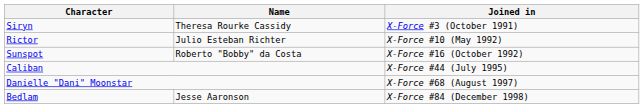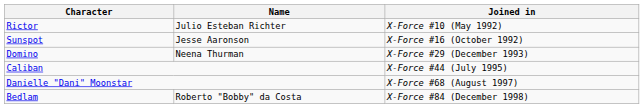- row: (20, 26)
(239, 54) Roberto "Bobby" da Costa -> (212, 40) Jesse Aaronson
+ row: (22, 54)
(212, 97) Jesse Aaronson -> (239, 97) Roberto "Bobby" da Costa
